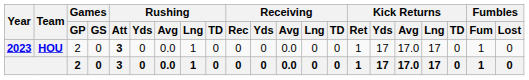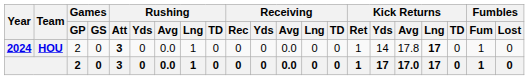(19, 48) 2023 -> (19, 48) 2024
(383, 48) 17 -> (383, 48) 14
(408, 48) 17.0 -> (408, 48) 17.8
(434, 48) normal -> (434, 48) bold
